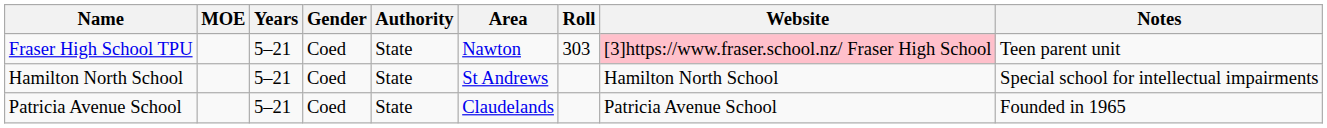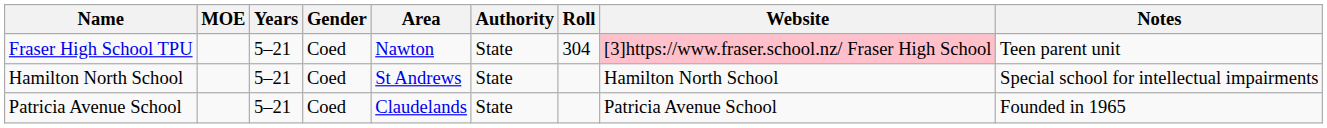columns swapped: (508, 19) <-> (414, 19)
(576, 48) 303 -> (576, 48) 304
